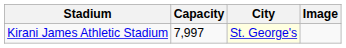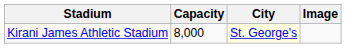(189, 33) 7,997 -> (189, 33) 8,000
